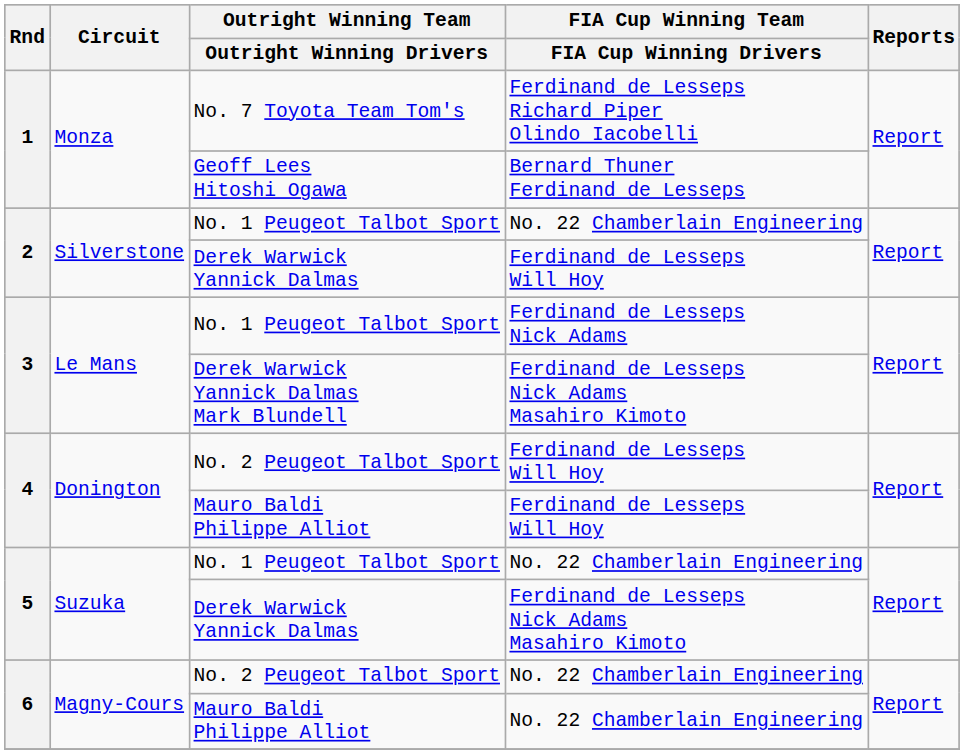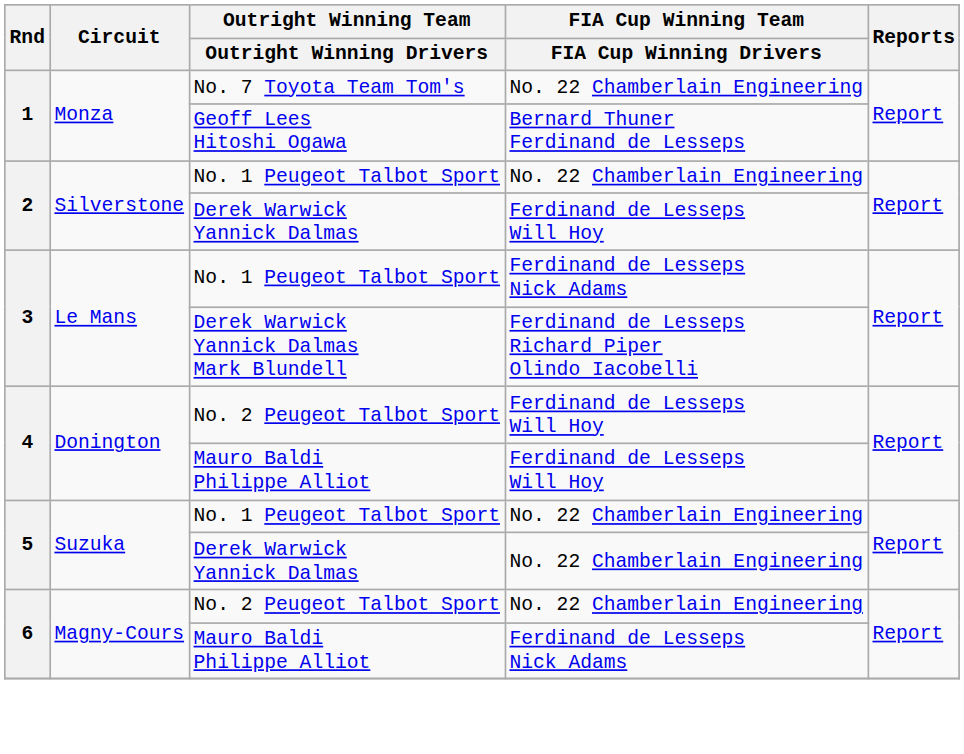(627, 111) Ferdinand de Lesseps Richard Piper Olindo Iacobelli -> (686, 87) No. 22 Chamberlain Engineering
(627, 393) Ferdinand de Lesseps Nick Adams Masahiro Kimoto -> (627, 346) Ferdinand de Lesseps Richard Piper Olindo Iacobelli
(627, 619) Ferdinand de Lesseps Nick Adams Masahiro Kimoto -> (686, 561) No. 22 Chamberlain Engineering
(686, 721) No. 22 Chamberlain Engineering -> (627, 650) Ferdinand de Lesseps Nick Adams
